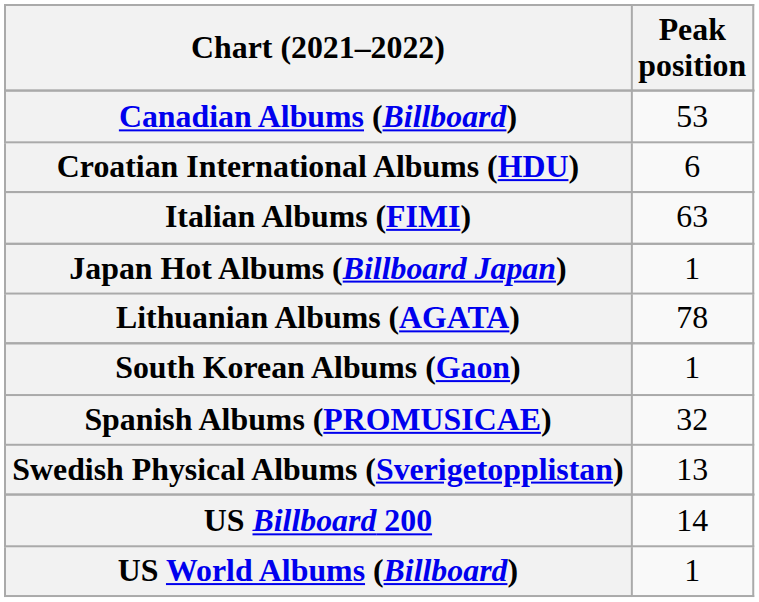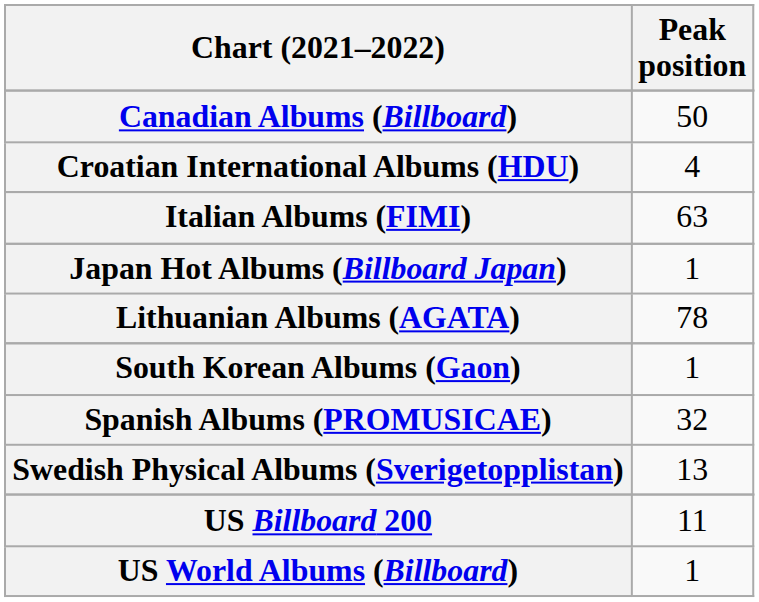(692, 116) 53 -> (692, 116) 50
(692, 166) 6 -> (692, 166) 4
(692, 520) 14 -> (692, 520) 11
